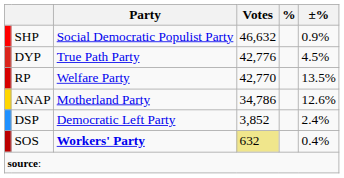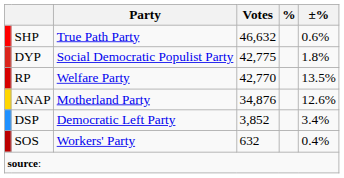(145, 36) Social Democratic Populist Party -> (98, 36) True Path Party
(315, 36) 0.9% -> (315, 36) 0.6%
(98, 57) True Path Party -> (145, 57) Social Democratic Populist Party
(258, 57) 42,776 -> (258, 57) 42,775
(315, 57) 4.5% -> (315, 57) 1.8%
(258, 99) 34,786 -> (258, 99) 34,876
(315, 120) 2.4% -> (315, 120) 3.4%
(101, 141) bold -> (96, 141) normal
(249, 141) khaki background -> (249, 141) no background
